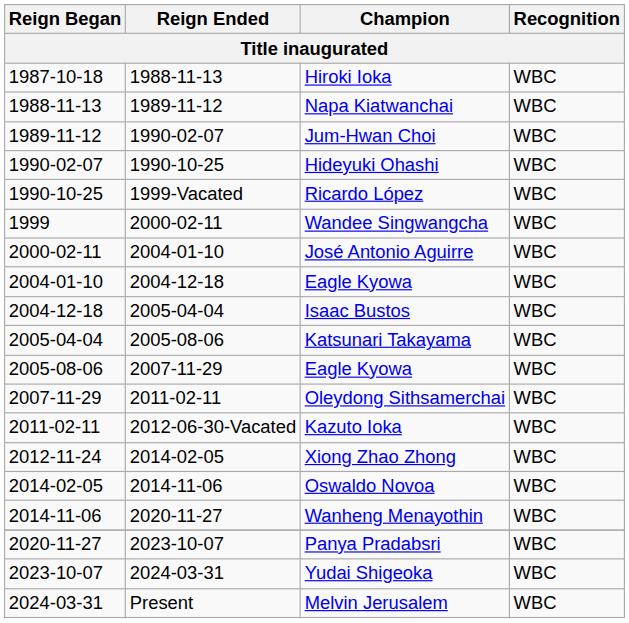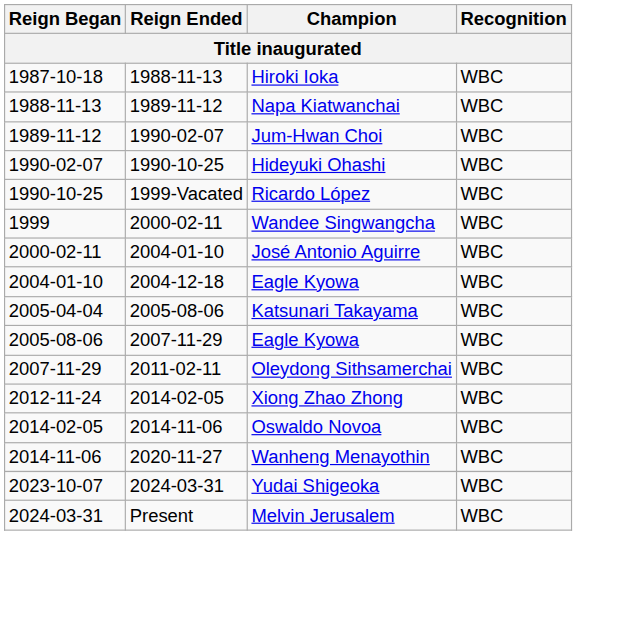- row: (56, 310)
- row: (55, 427)
- row: (55, 544)
